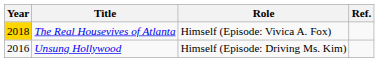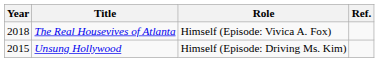(18, 31) gold background -> (18, 31) no background
(18, 48) 2016 -> (18, 48) 2015
